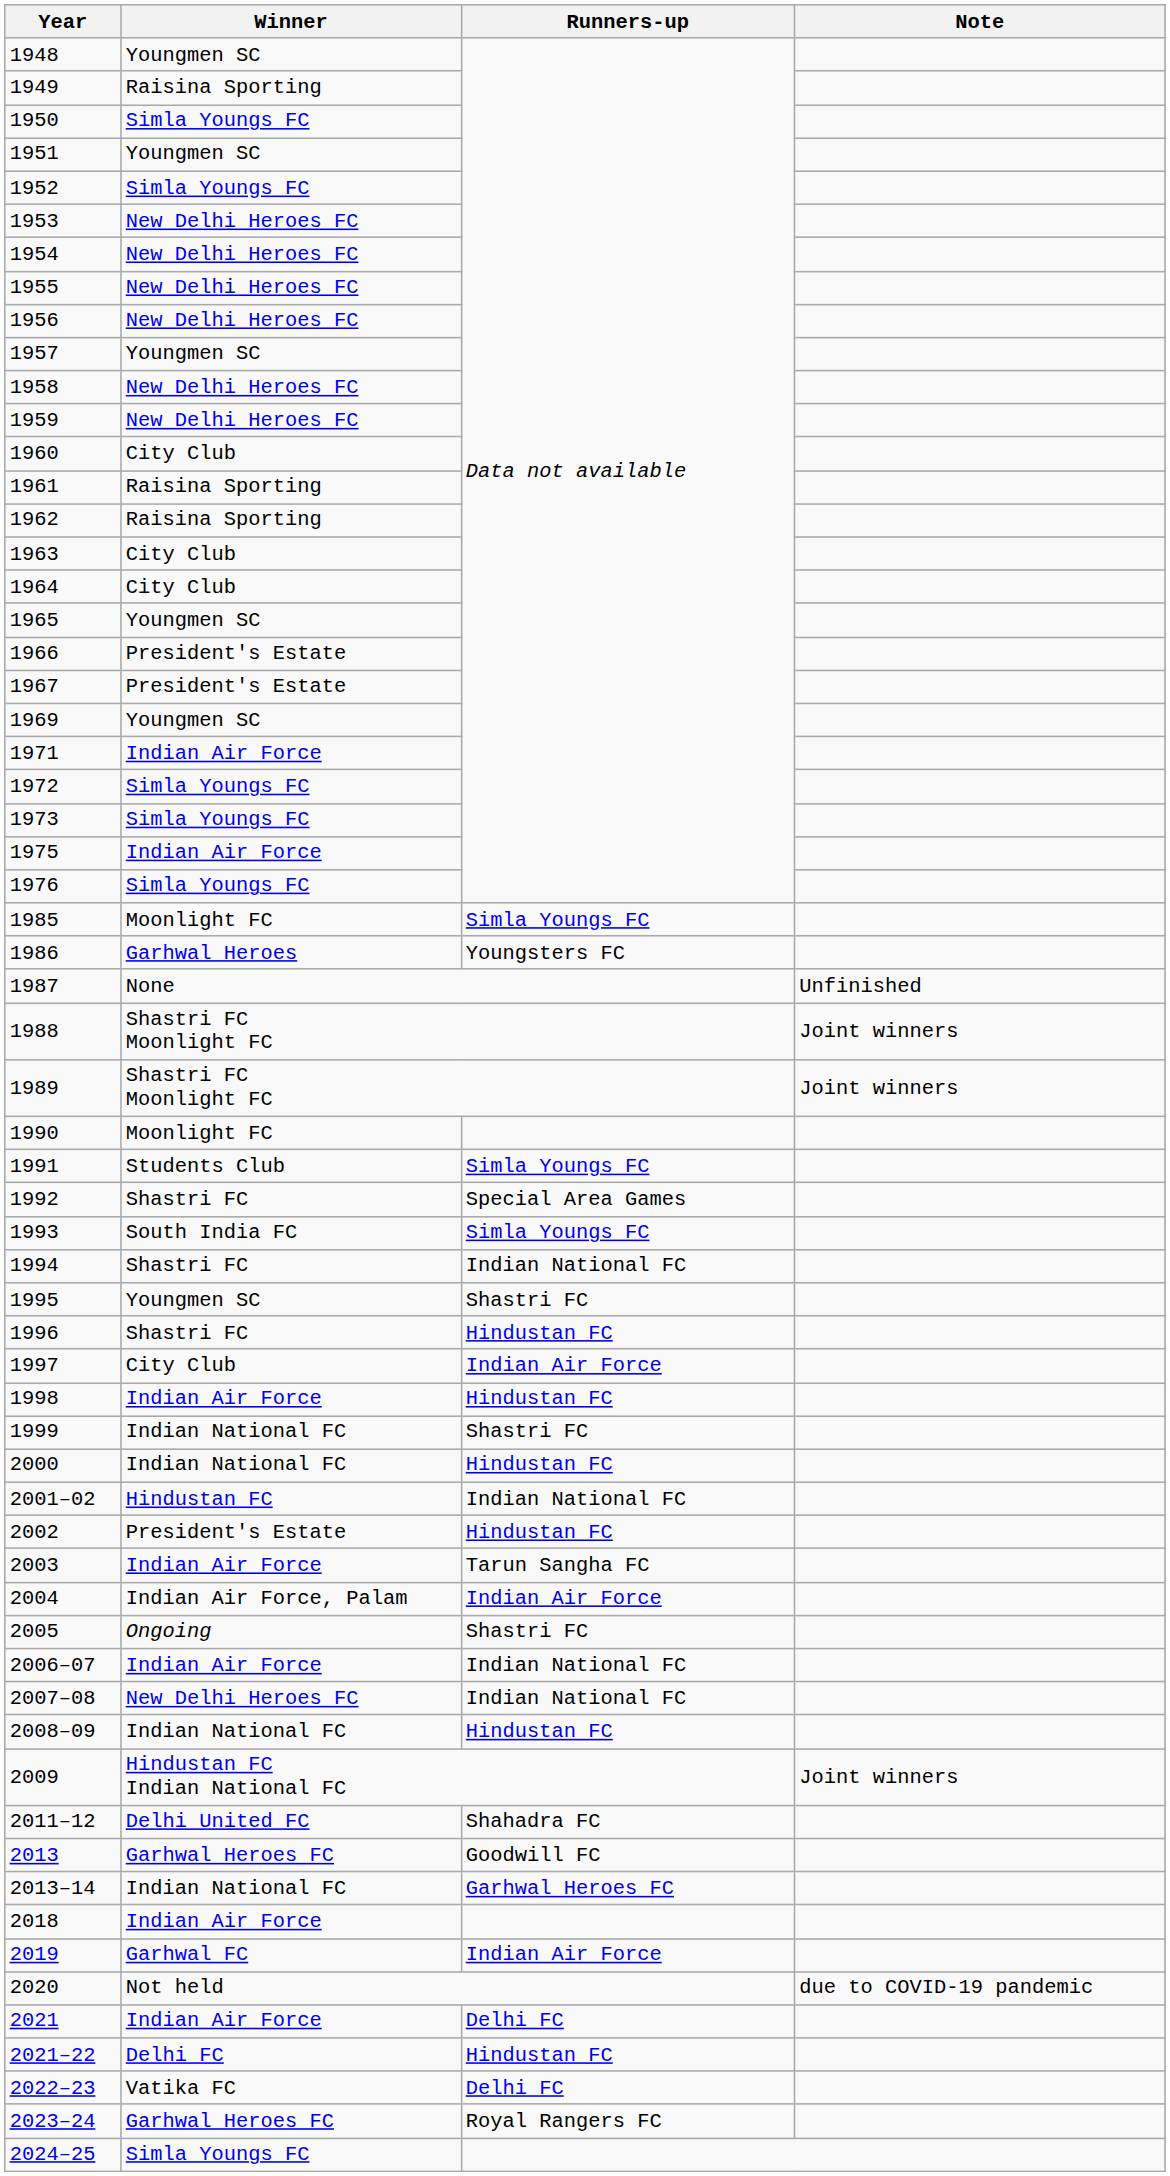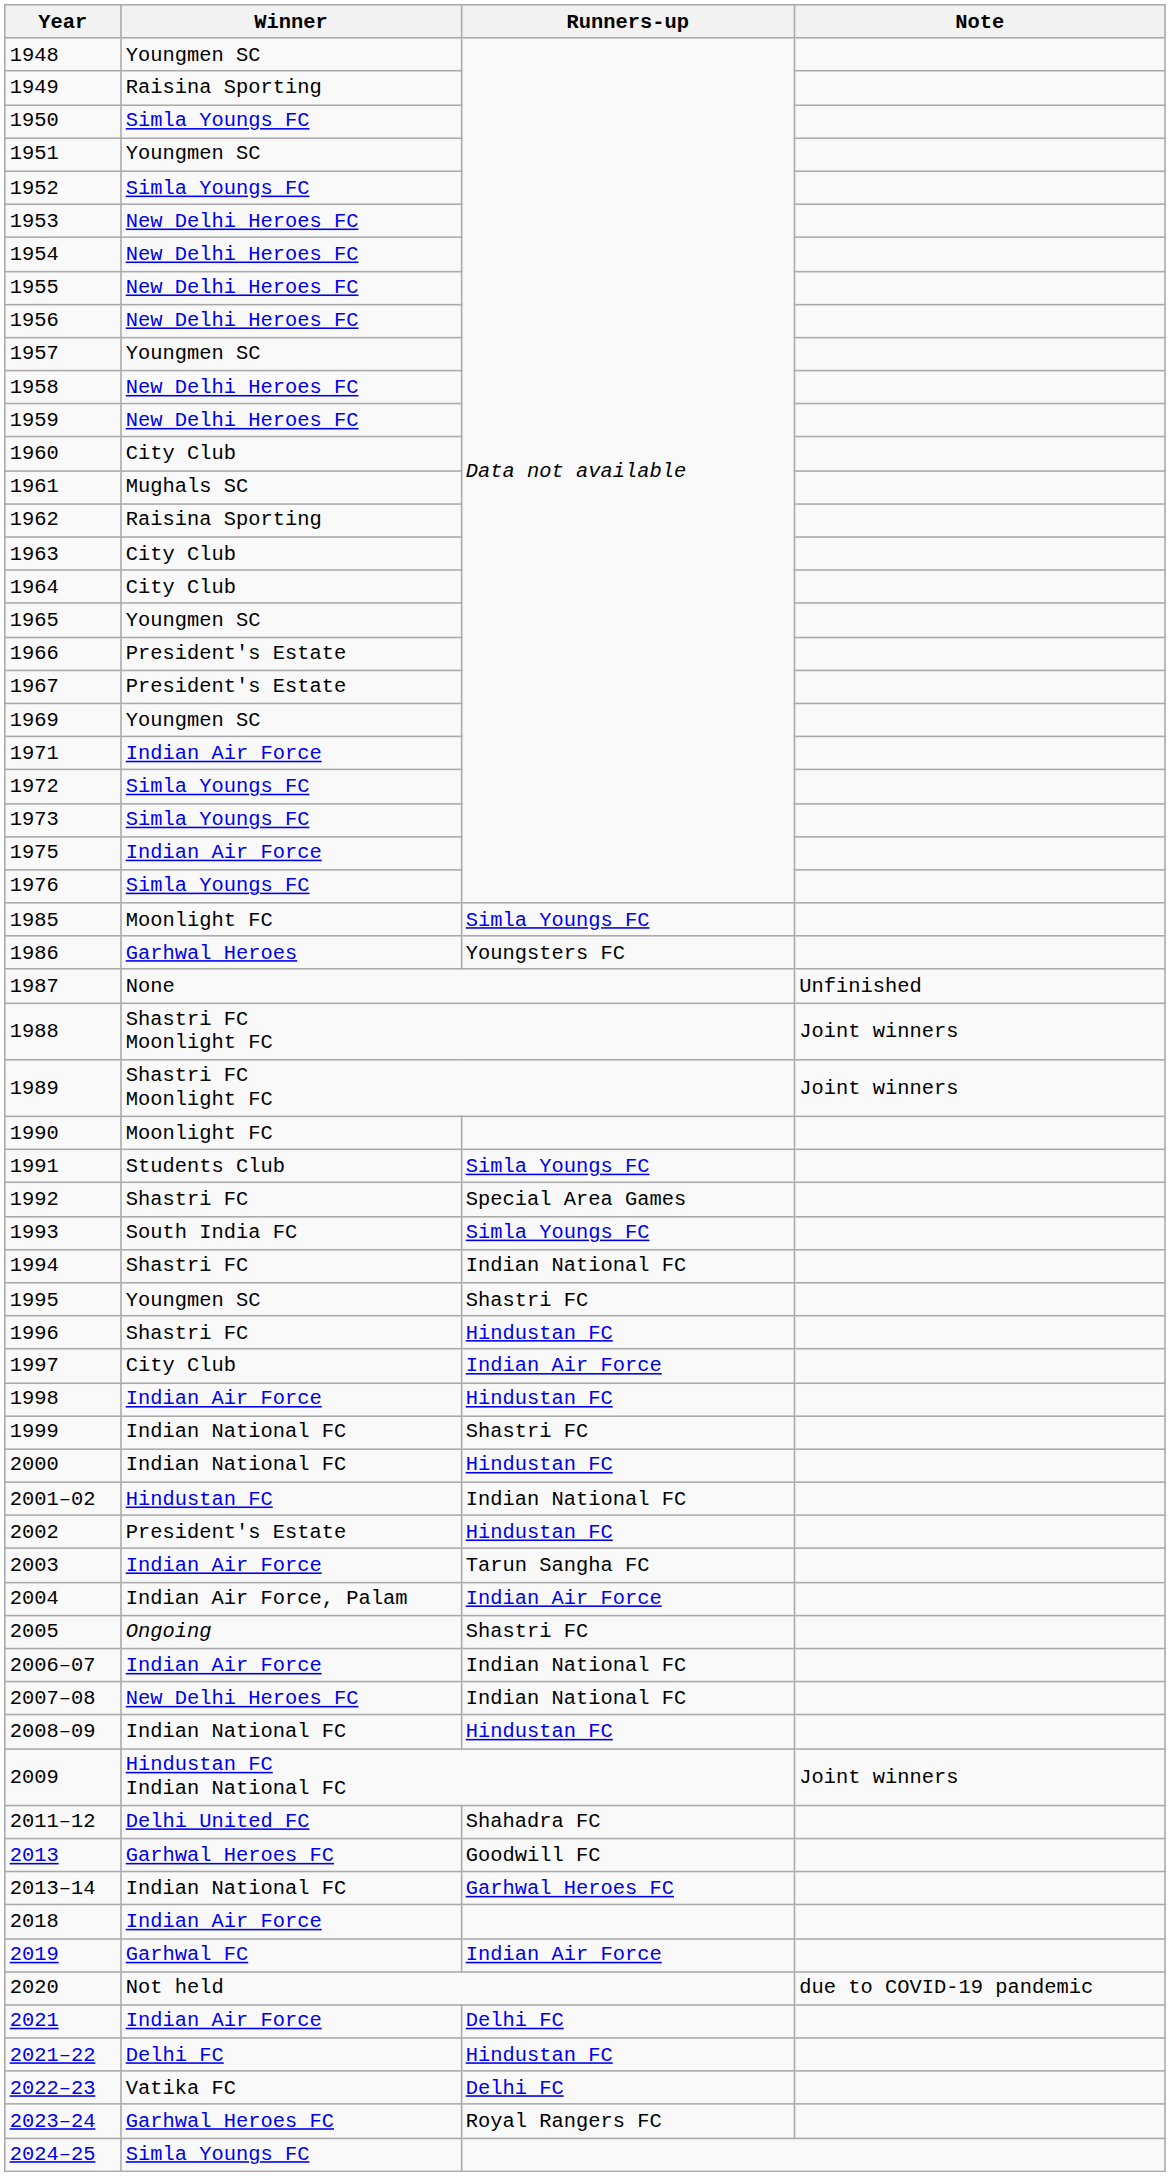(224, 487) Raisina Sporting -> (187, 487) Mughals SC
